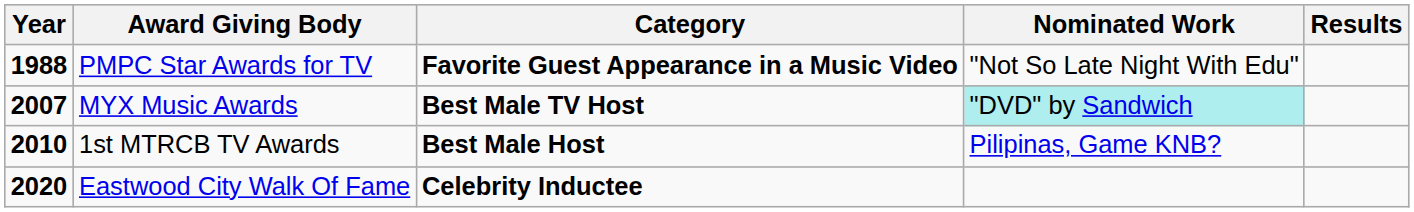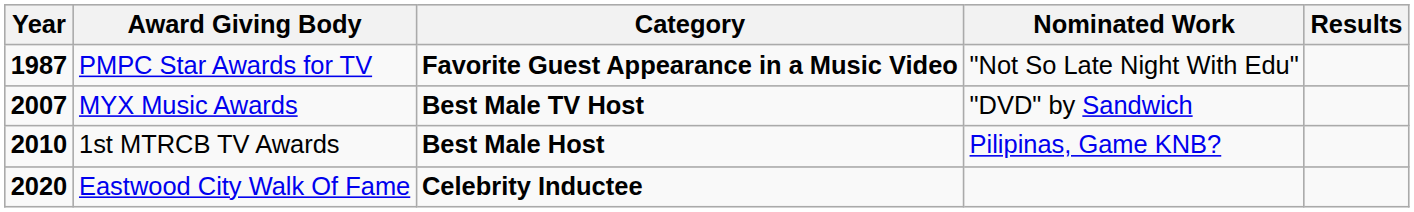(39, 65) 1988 -> (39, 65) 1987
(1081, 105) paleturquoise background -> (1081, 105) no background
